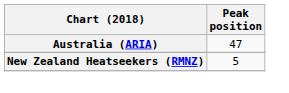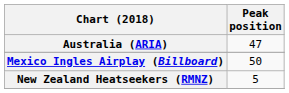+ row: (116, 62)
